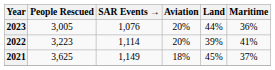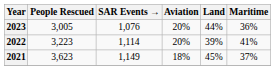(62, 57) 3,625 -> (62, 57) 3,623
